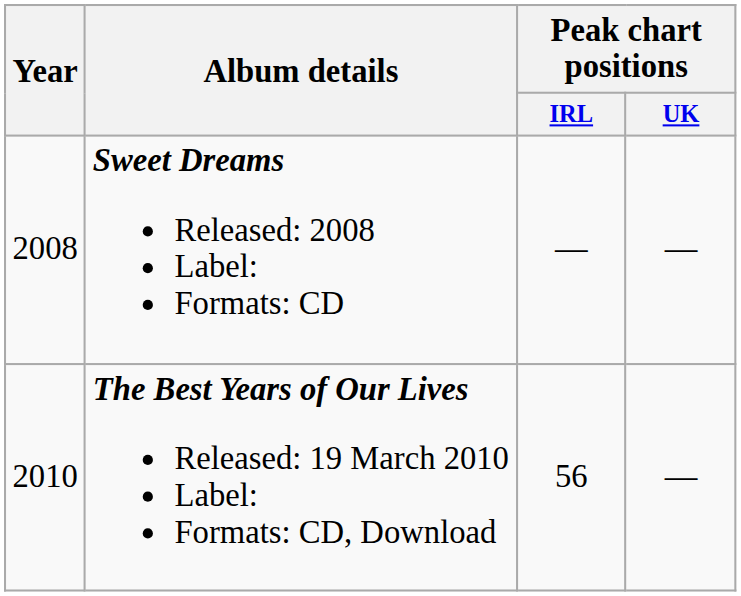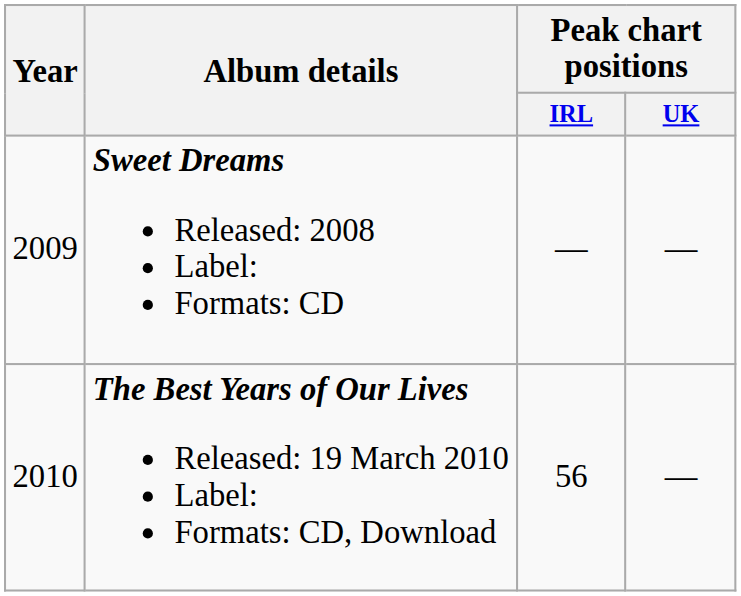(45, 248) 2008 -> (45, 248) 2009
